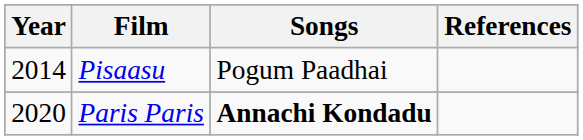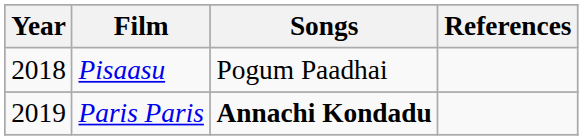(39, 69) 2014 -> (39, 69) 2018
(39, 112) 2020 -> (39, 112) 2019
